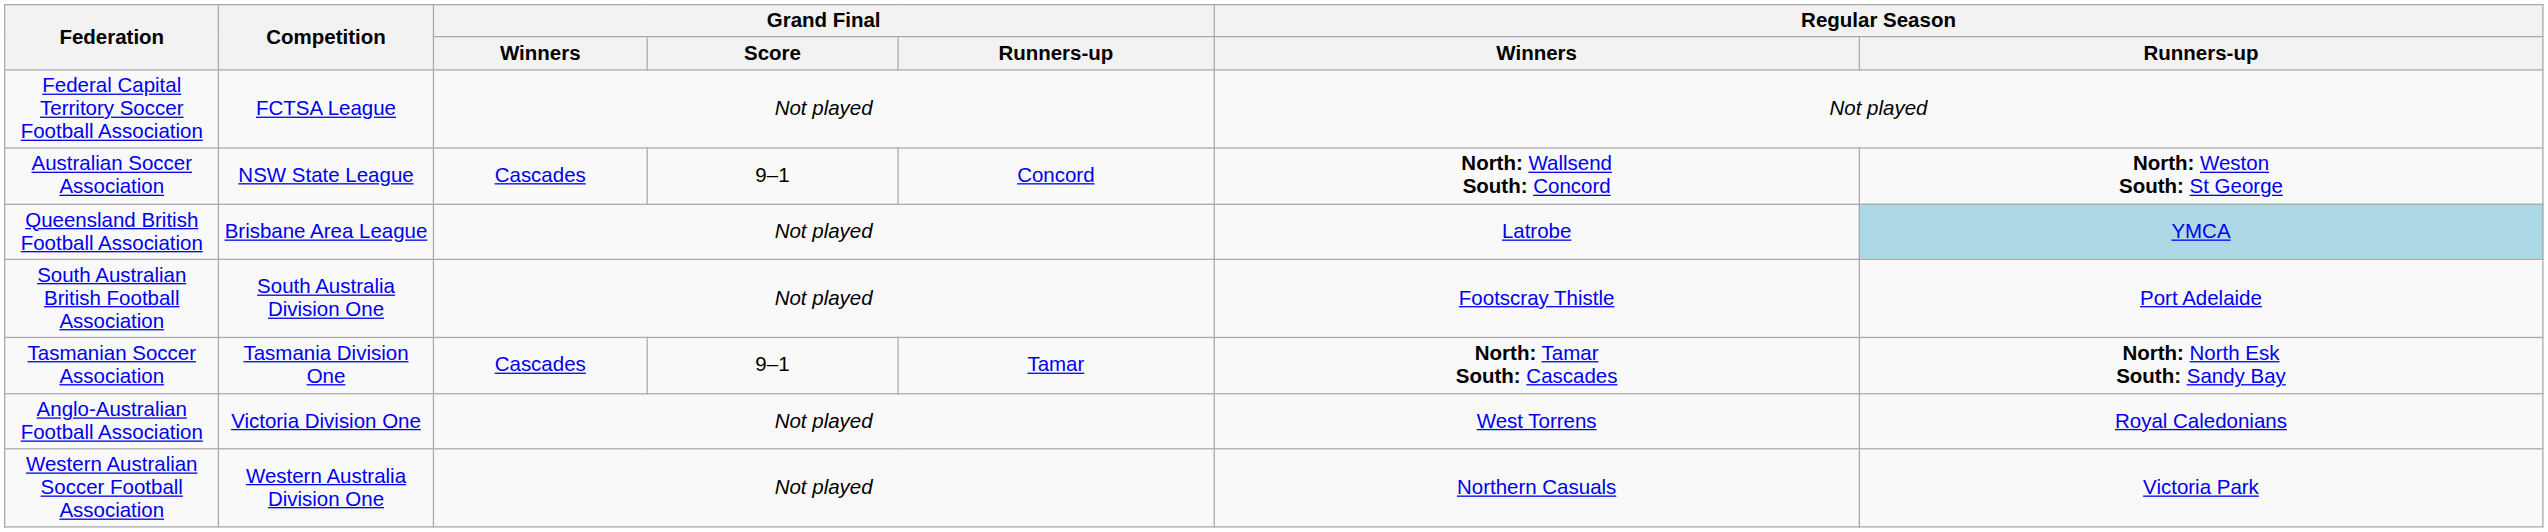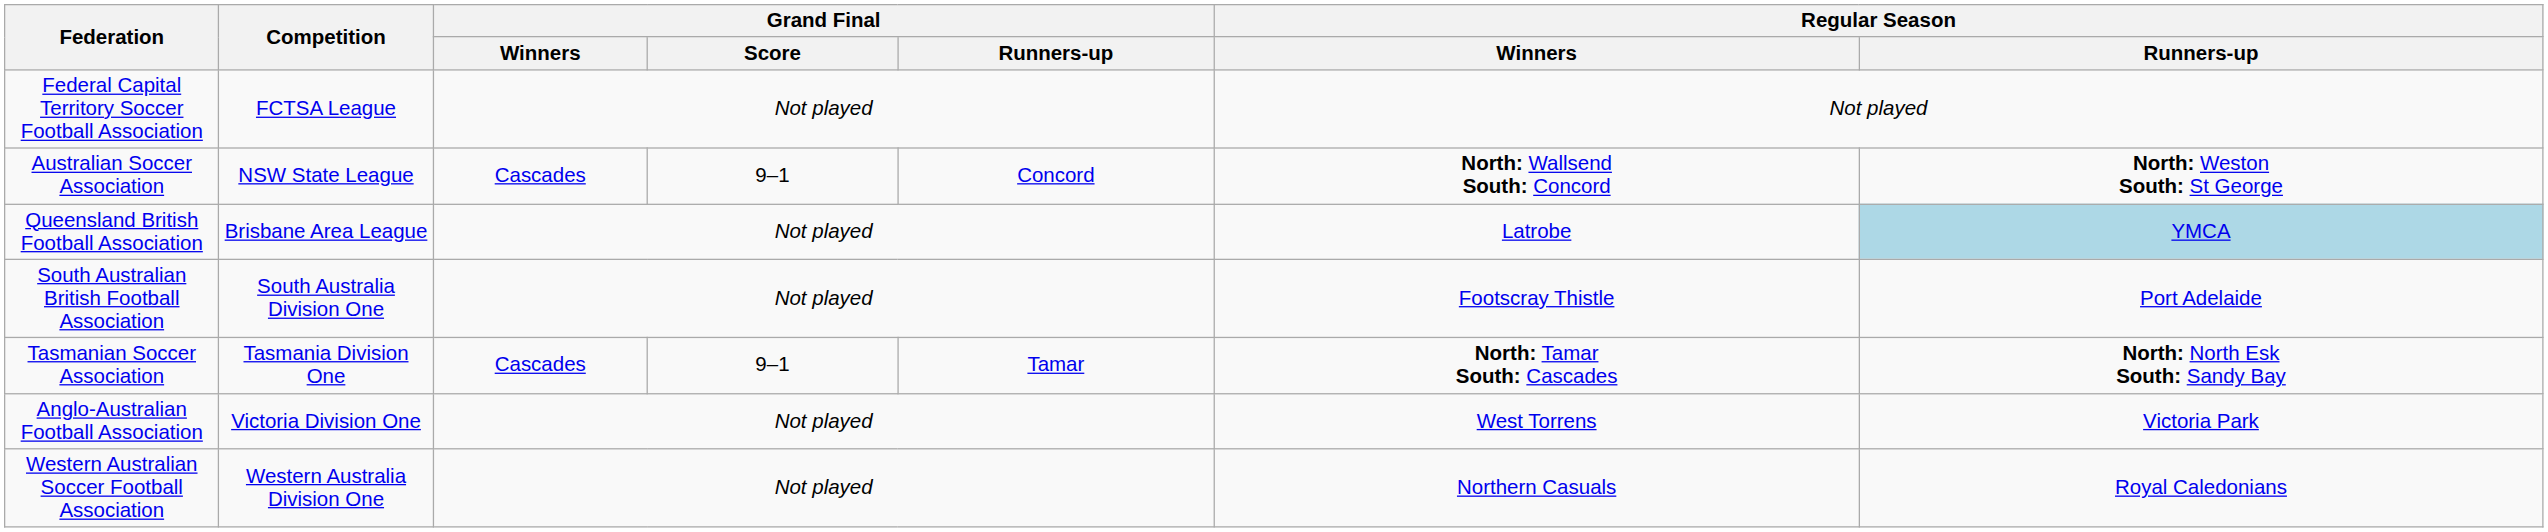(2201, 420) Royal Caledonians -> (2201, 420) Victoria Park
(2201, 487) Victoria Park -> (2201, 487) Royal Caledonians
